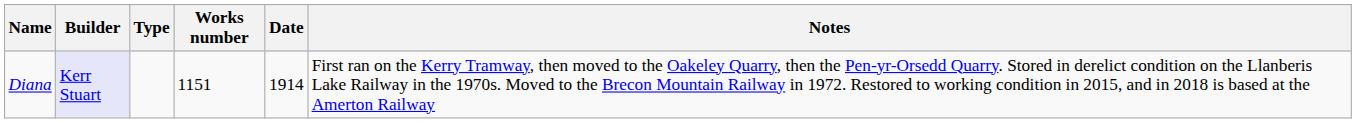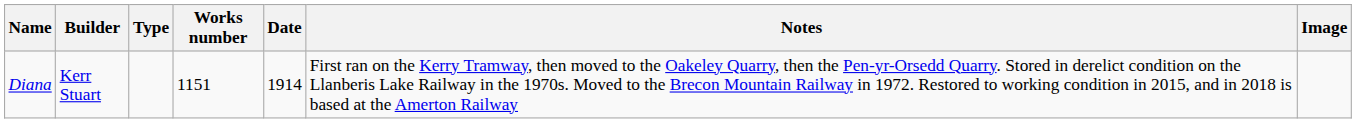+ column: (1324, 27)
(80, 84) lavender background -> (80, 84) no background
